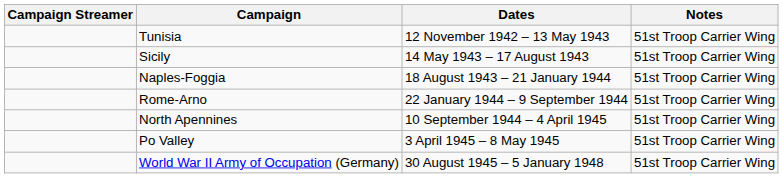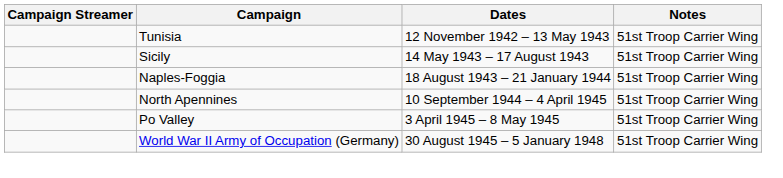- row: (173, 99)
